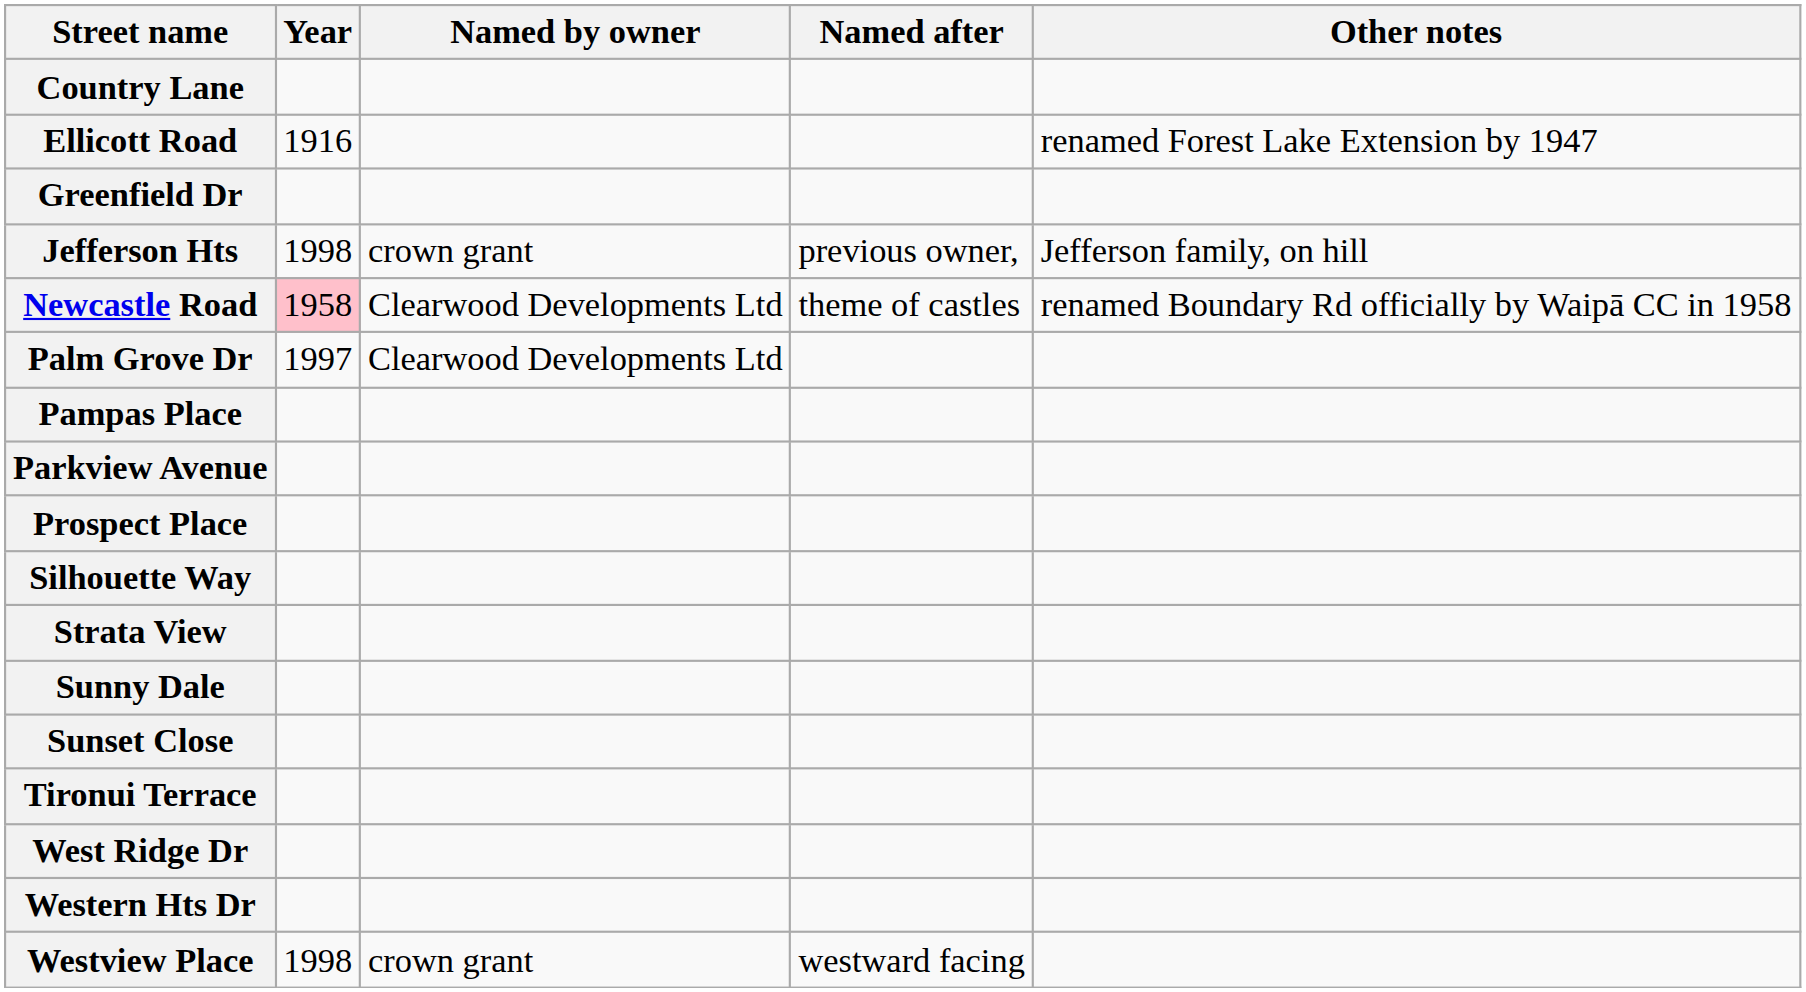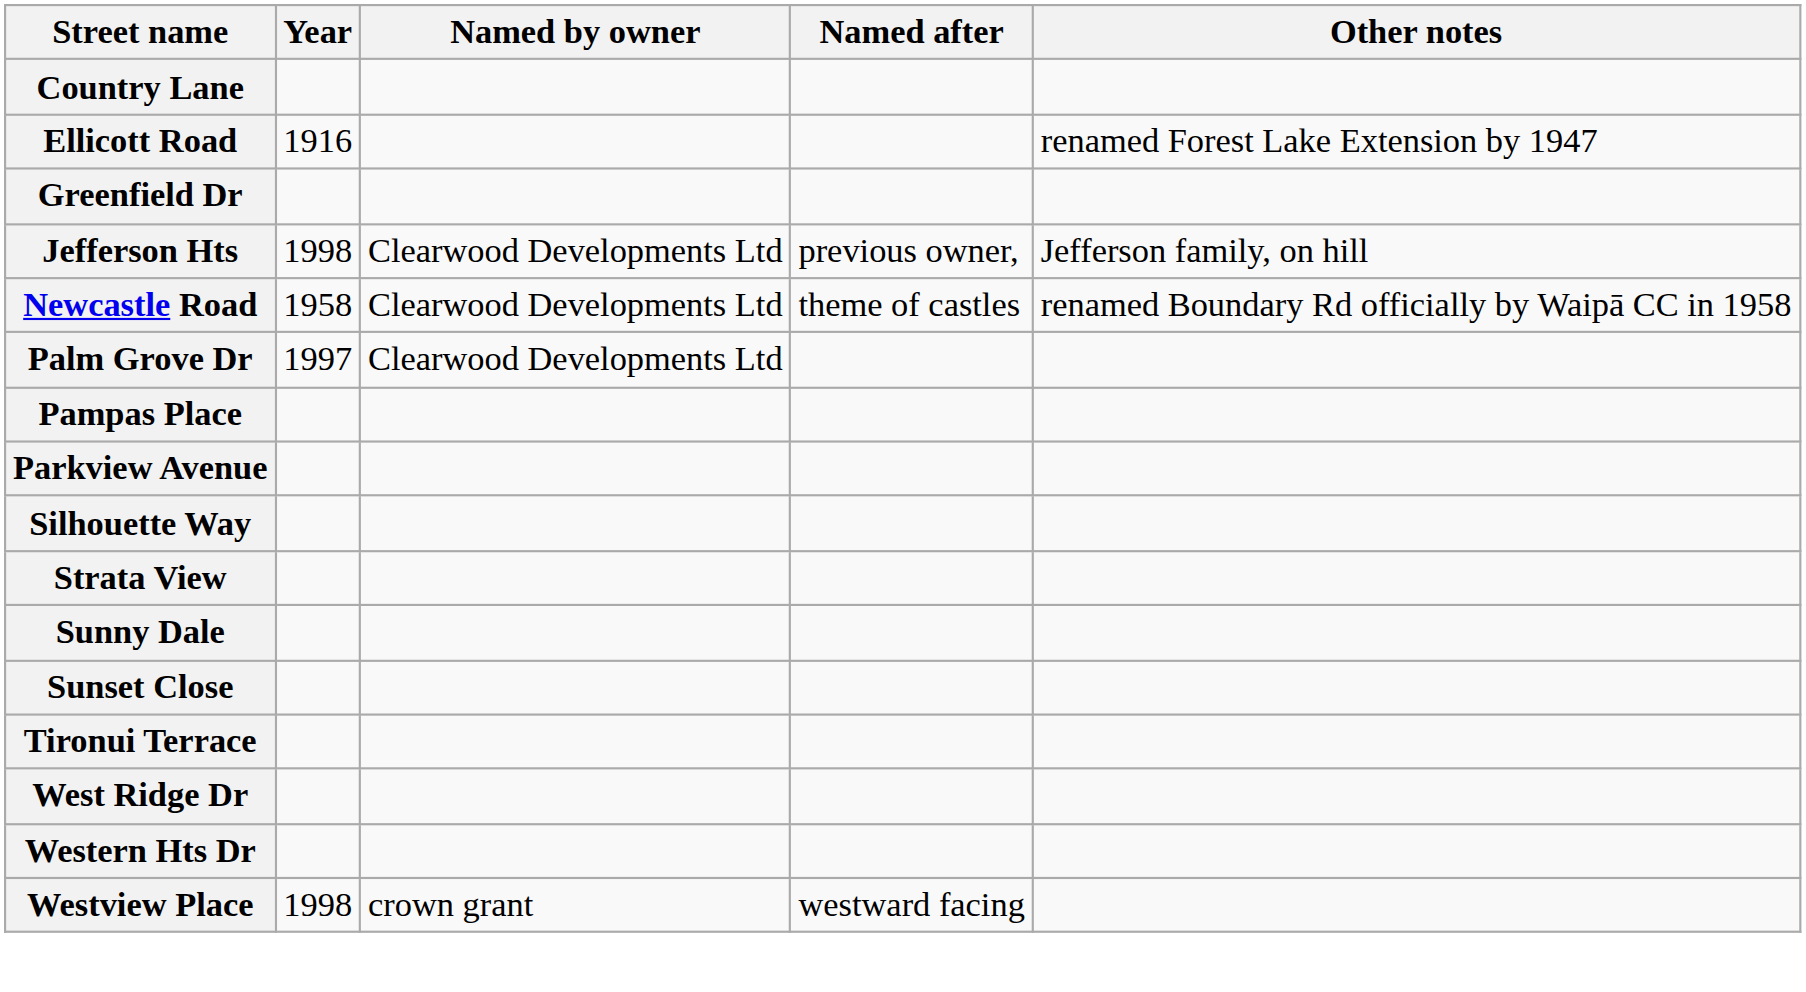(451, 250) crown grant -> (575, 250) Clearwood Developments Ltd
(318, 304) pink background -> (318, 304) no background
- row: (140, 522)
